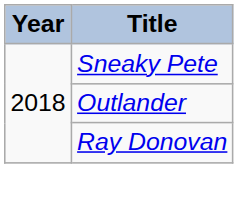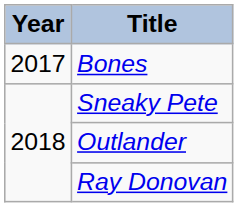+ row: (112, 63)
